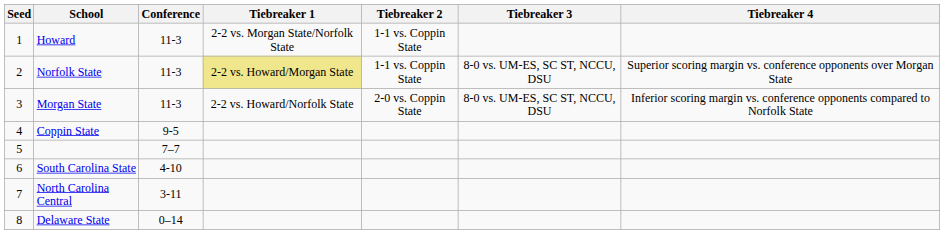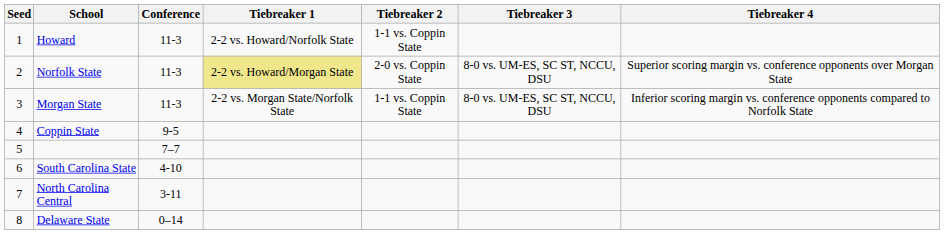(282, 39) 2-2 vs. Morgan State/Norfolk State -> (282, 39) 2-2 vs. Howard/Norfolk State
(410, 72) 1-1 vs. Coppin State -> (410, 72) 2-0 vs. Coppin State
(282, 104) 2-2 vs. Howard/Norfolk State -> (282, 104) 2-2 vs. Morgan State/Norfolk State
(410, 104) 2-0 vs. Coppin State -> (410, 104) 1-1 vs. Coppin State
